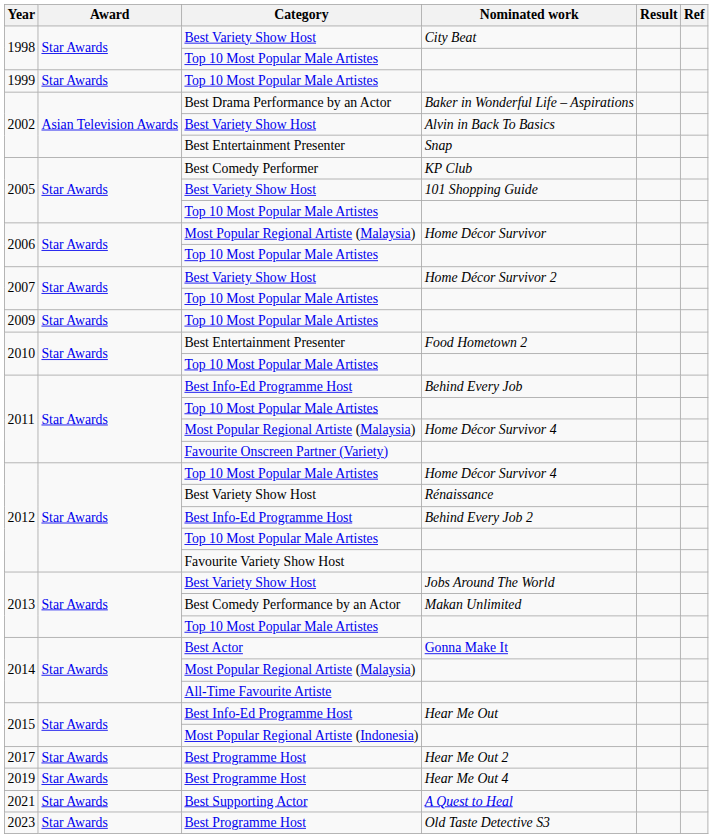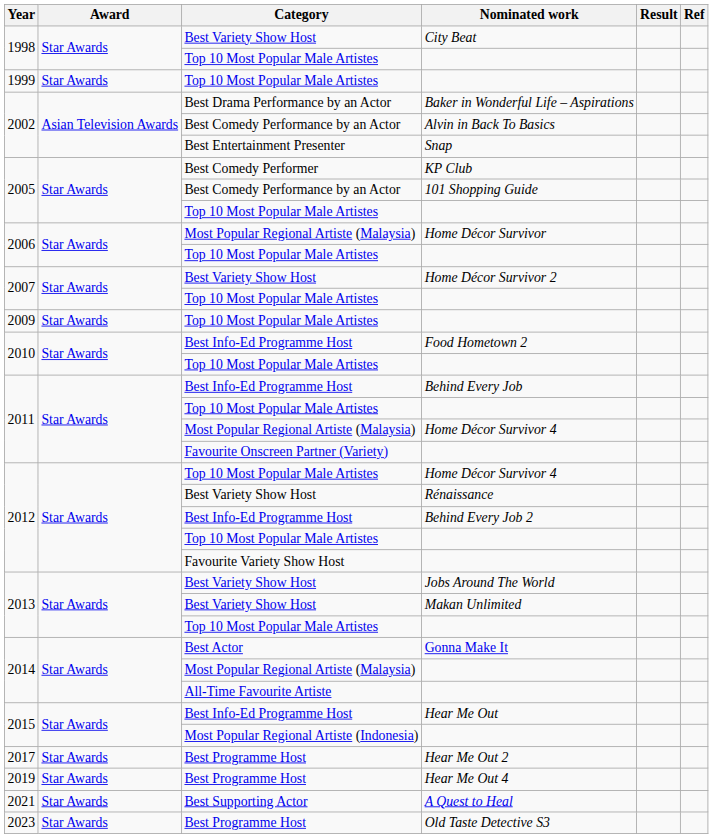(250, 124) Best Variety Show Host -> (292, 124) Best Comedy Performance by an Actor
(250, 189) Best Variety Show Host -> (292, 189) Best Comedy Performance by an Actor
(265, 342) Best Entertainment Presenter -> (268, 342) Best Info-Ed Programme Host
(292, 604) Best Comedy Performance by an Actor -> (250, 604) Best Variety Show Host
